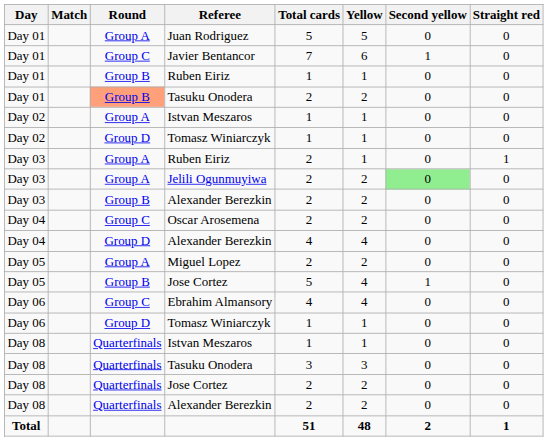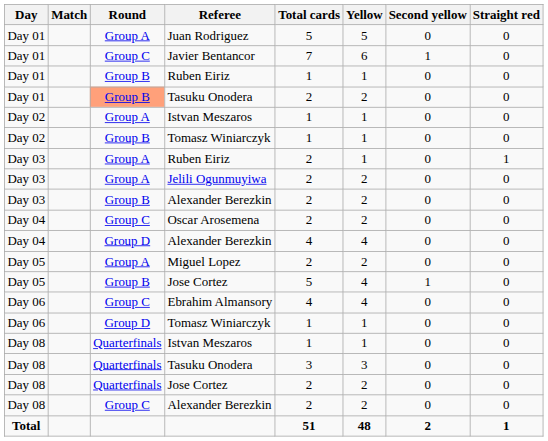(127, 138) Group D -> (127, 138) Group B
(428, 179) lightgreen background -> (428, 179) no background
(127, 405) Quarterfinals -> (127, 405) Group C
